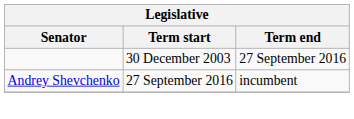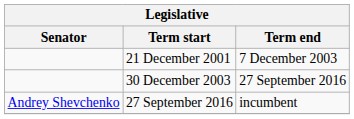+ row: (178, 59)
